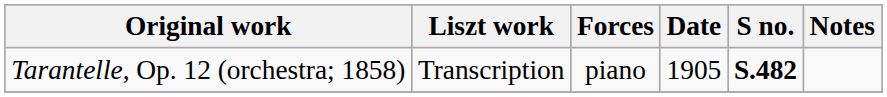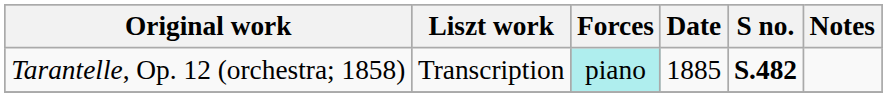(615, 69) no background -> (615, 69) paleturquoise background
(694, 69) 1905 -> (694, 69) 1885
